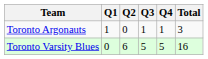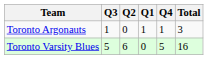columns swapped: (111, 12) <-> (147, 12)
